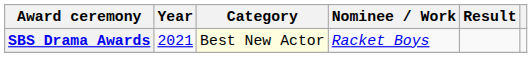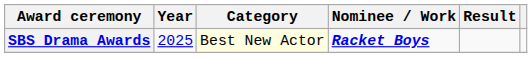(175, 41) 2021 -> (175, 41) 2025
(381, 41) normal -> (381, 41) bold
